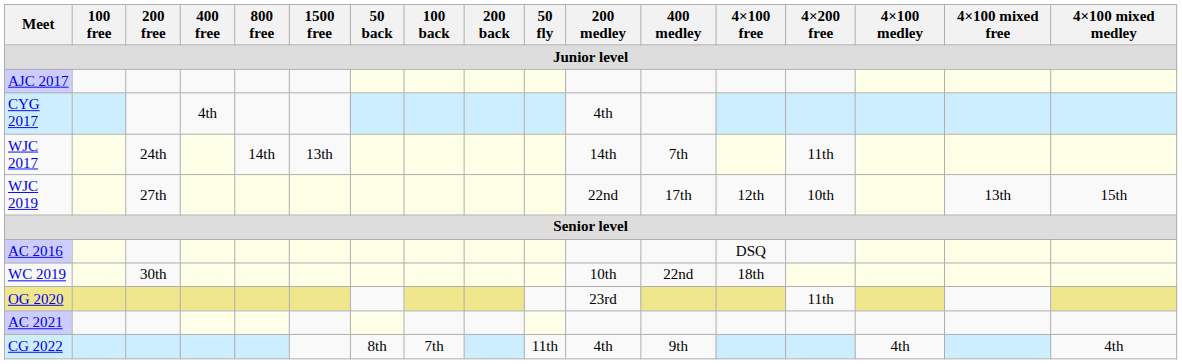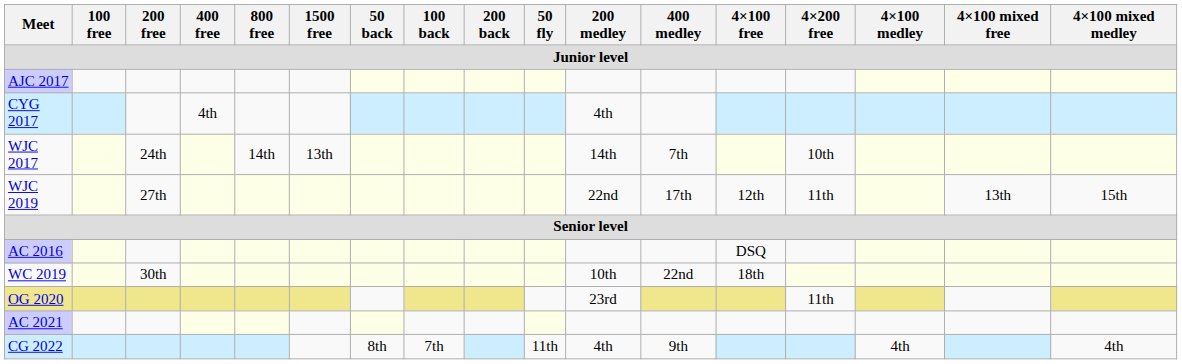(821, 154) 11th -> (821, 154) 10th
(821, 194) 10th -> (821, 194) 11th
